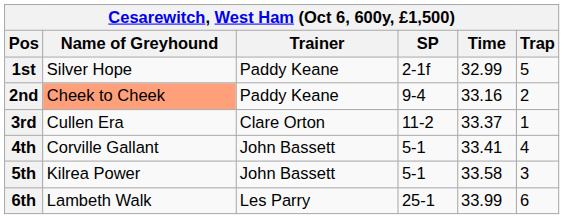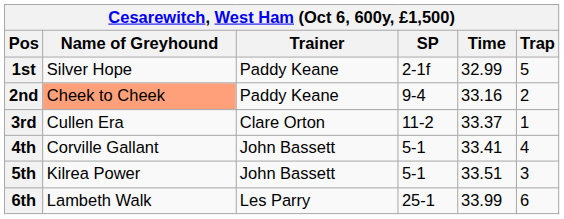(482, 174) 33.58 -> (482, 174) 33.51
